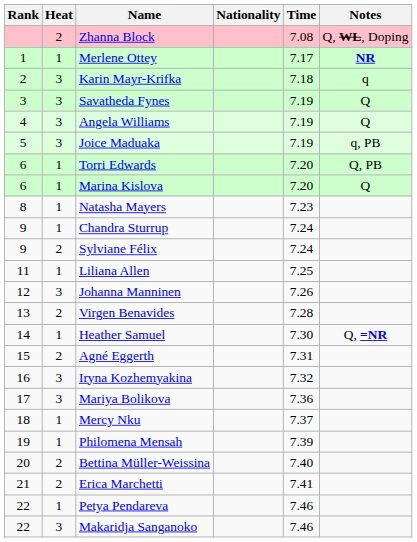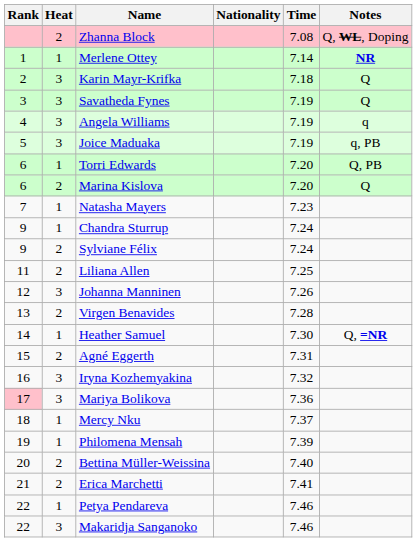(301, 57) 7.17 -> (301, 57) 7.14
(365, 79) q -> (365, 79) Q
(365, 121) Q -> (365, 121) q
(59, 185) 1 -> (59, 185) 2
(23, 206) 8 -> (23, 206) 7
(59, 270) 1 -> (59, 270) 2
(23, 398) no background -> (23, 398) pink background
